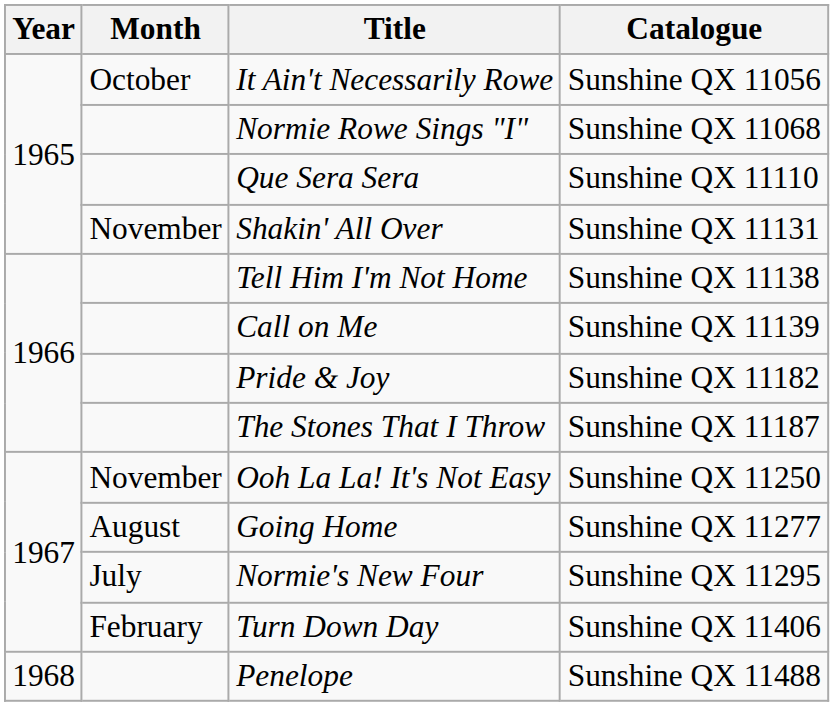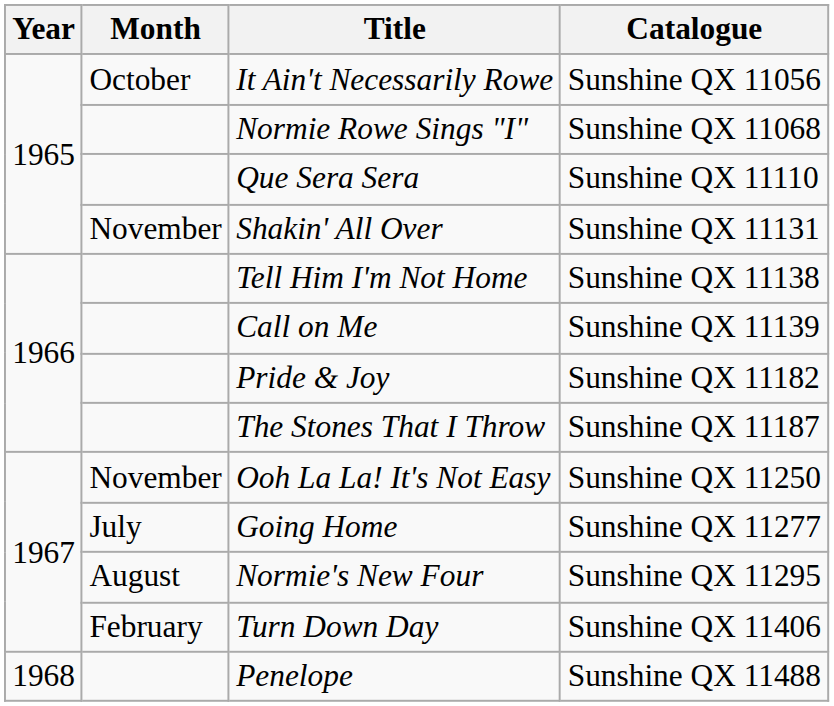(135, 526) August -> (116, 526) July
(116, 576) July -> (135, 576) August
